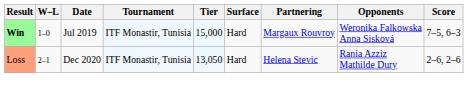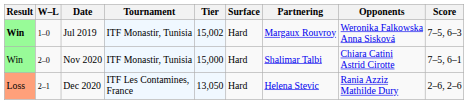(209, 33) 15,000 -> (210, 33) 15,002
+ row: (83, 59)
(148, 59) ITF Monastir, Tunisia -> (148, 86) ITF Les Contamines, France
